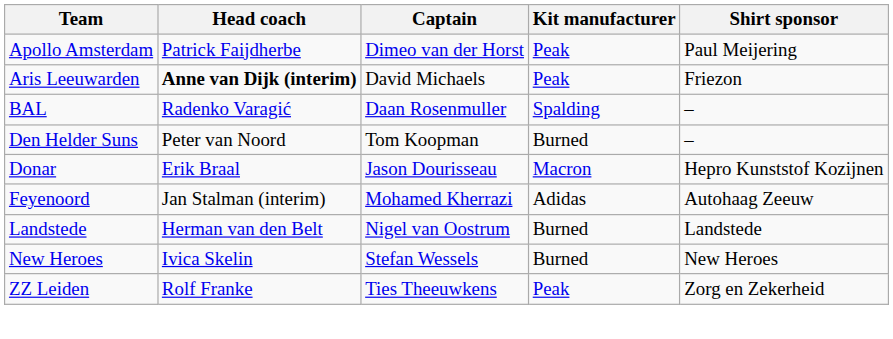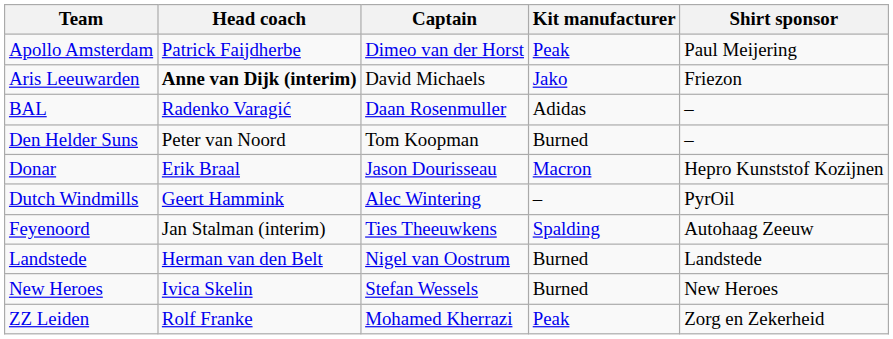(551, 79) Peak -> (550, 79) Jako
(566, 109) Spalding -> (559, 109) Adidas
+ row: (74, 199)
(439, 199) Mohamed Kherrazi -> (431, 229) Ties Theeuwkens
(559, 199) Adidas -> (566, 229) Spalding
(431, 288) Ties Theeuwkens -> (439, 318) Mohamed Kherrazi
